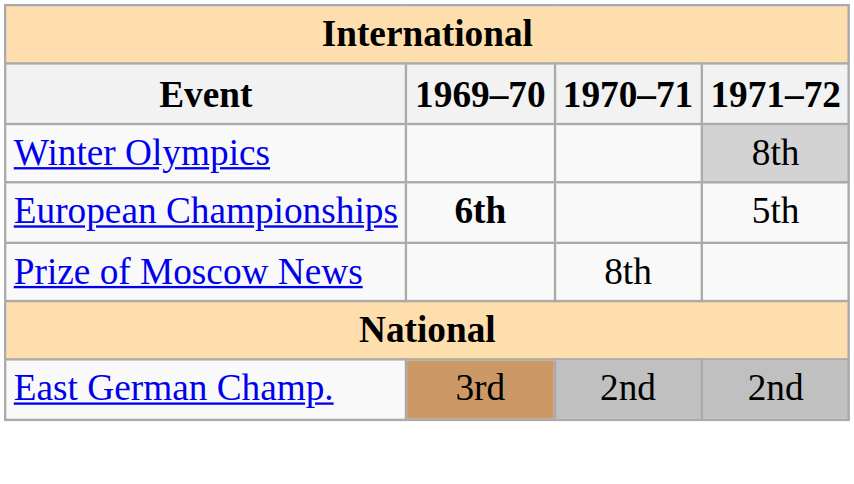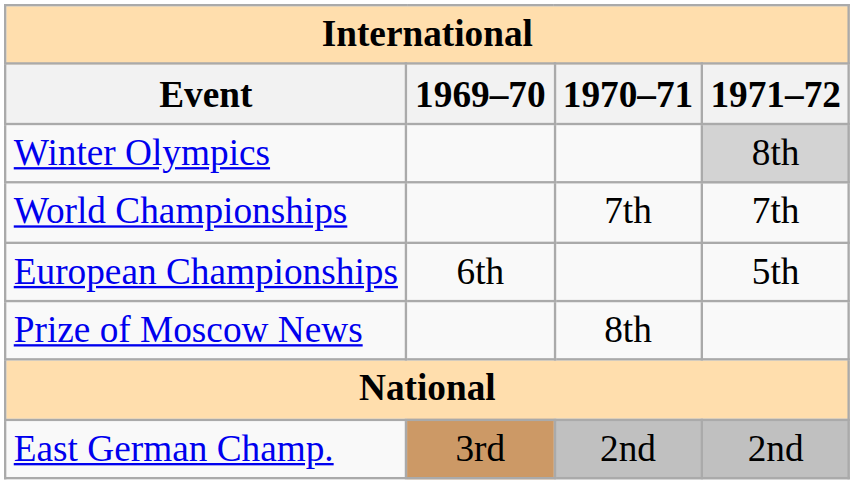+ row: (181, 211)
(480, 211) bold -> (480, 270) normal
